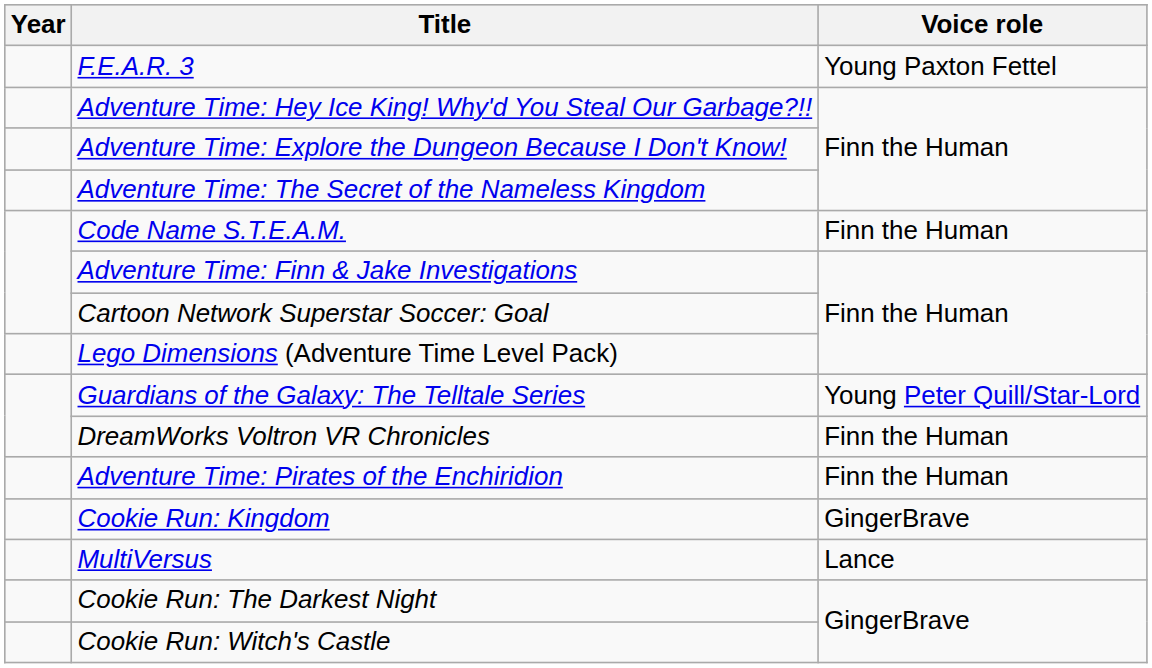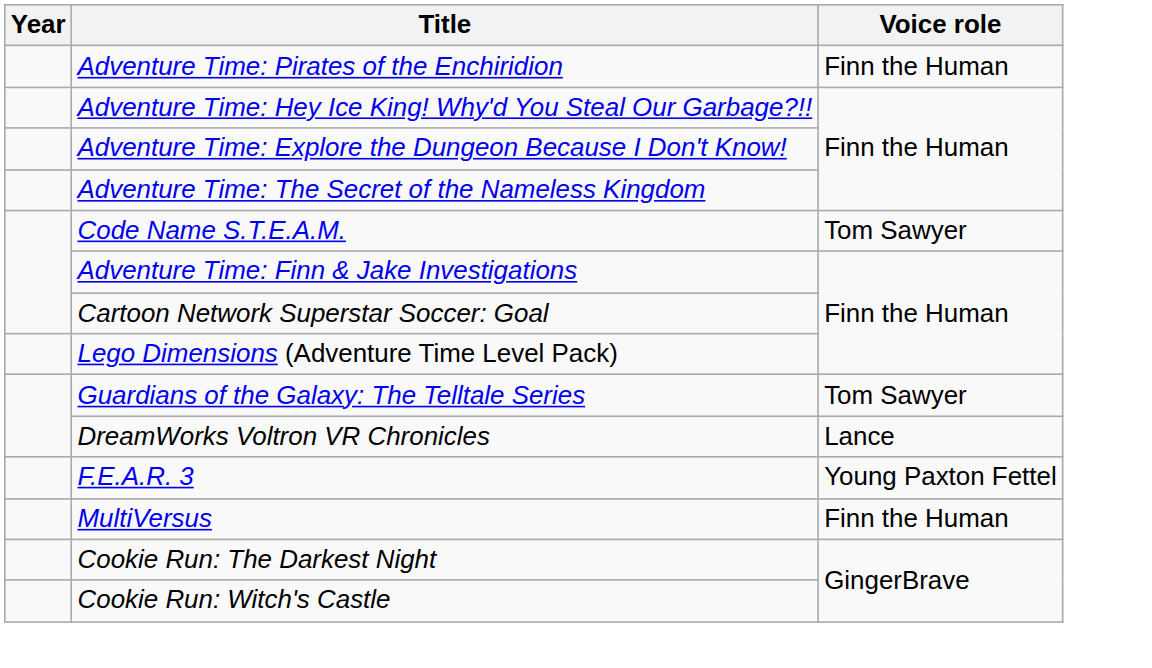rows swapped: (136, 66) <-> (320, 477)
(916, 230) Finn the Human -> (895, 230) Tom Sawyer
(982, 395) Young Peter Quill/Star-Lord -> (895, 395) Tom Sawyer
(916, 436) Finn the Human -> (859, 436) Lance
- row: (204, 518)
(859, 559) Lance -> (916, 518) Finn the Human
